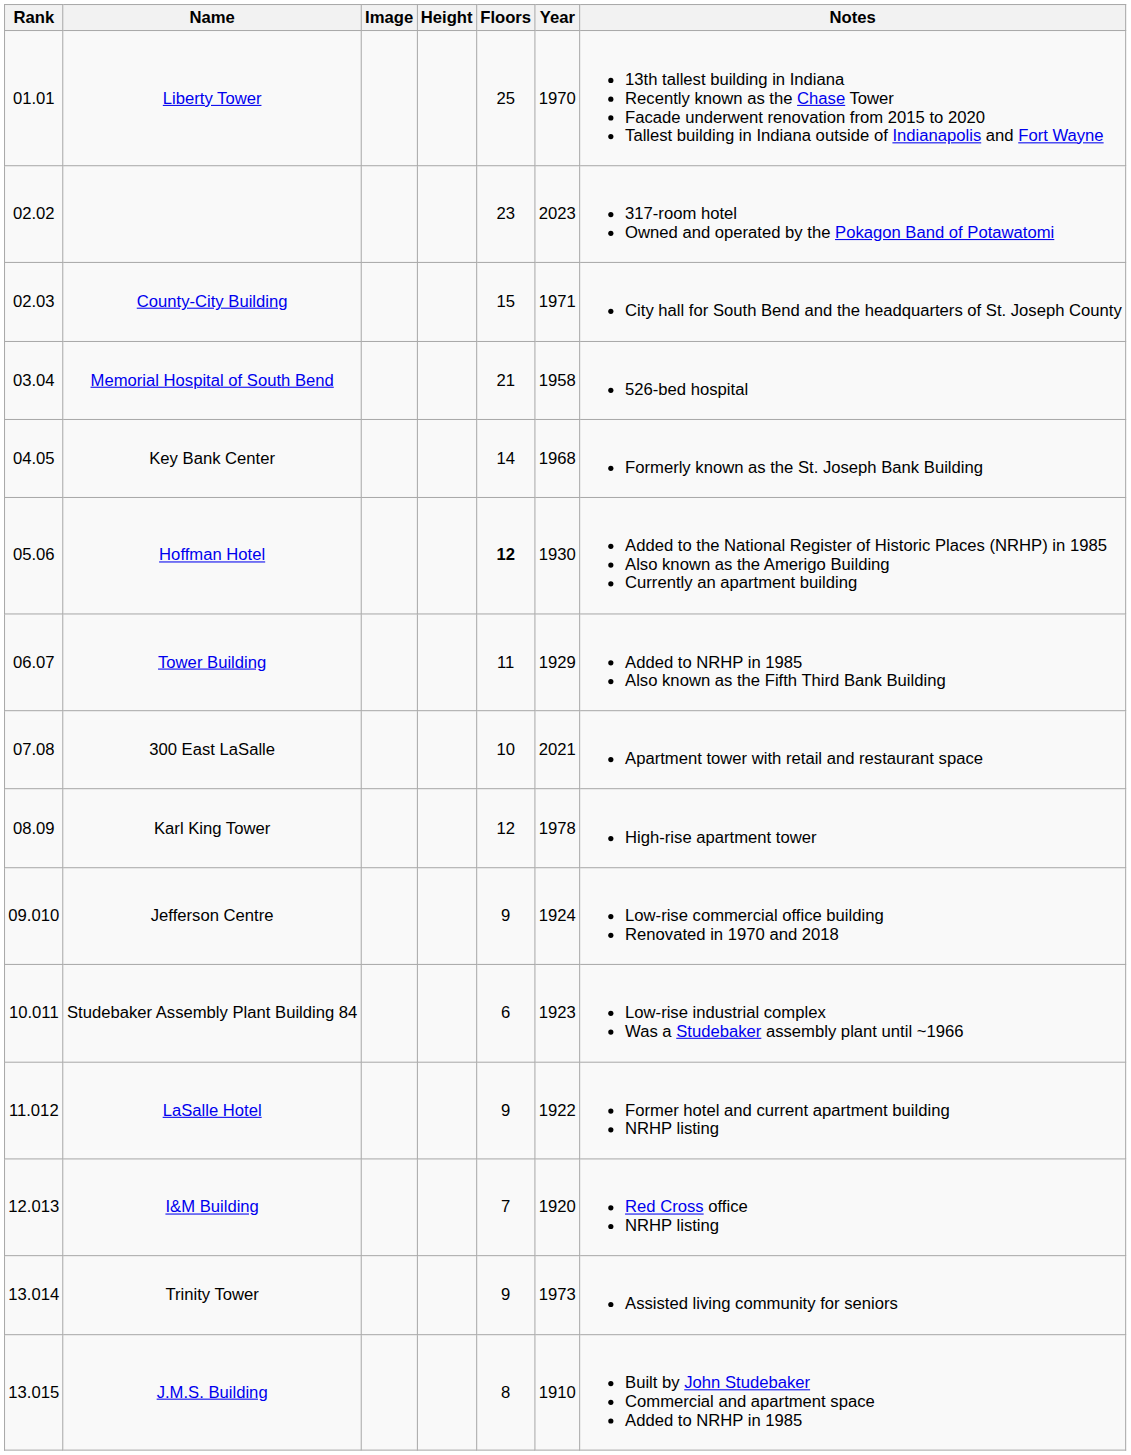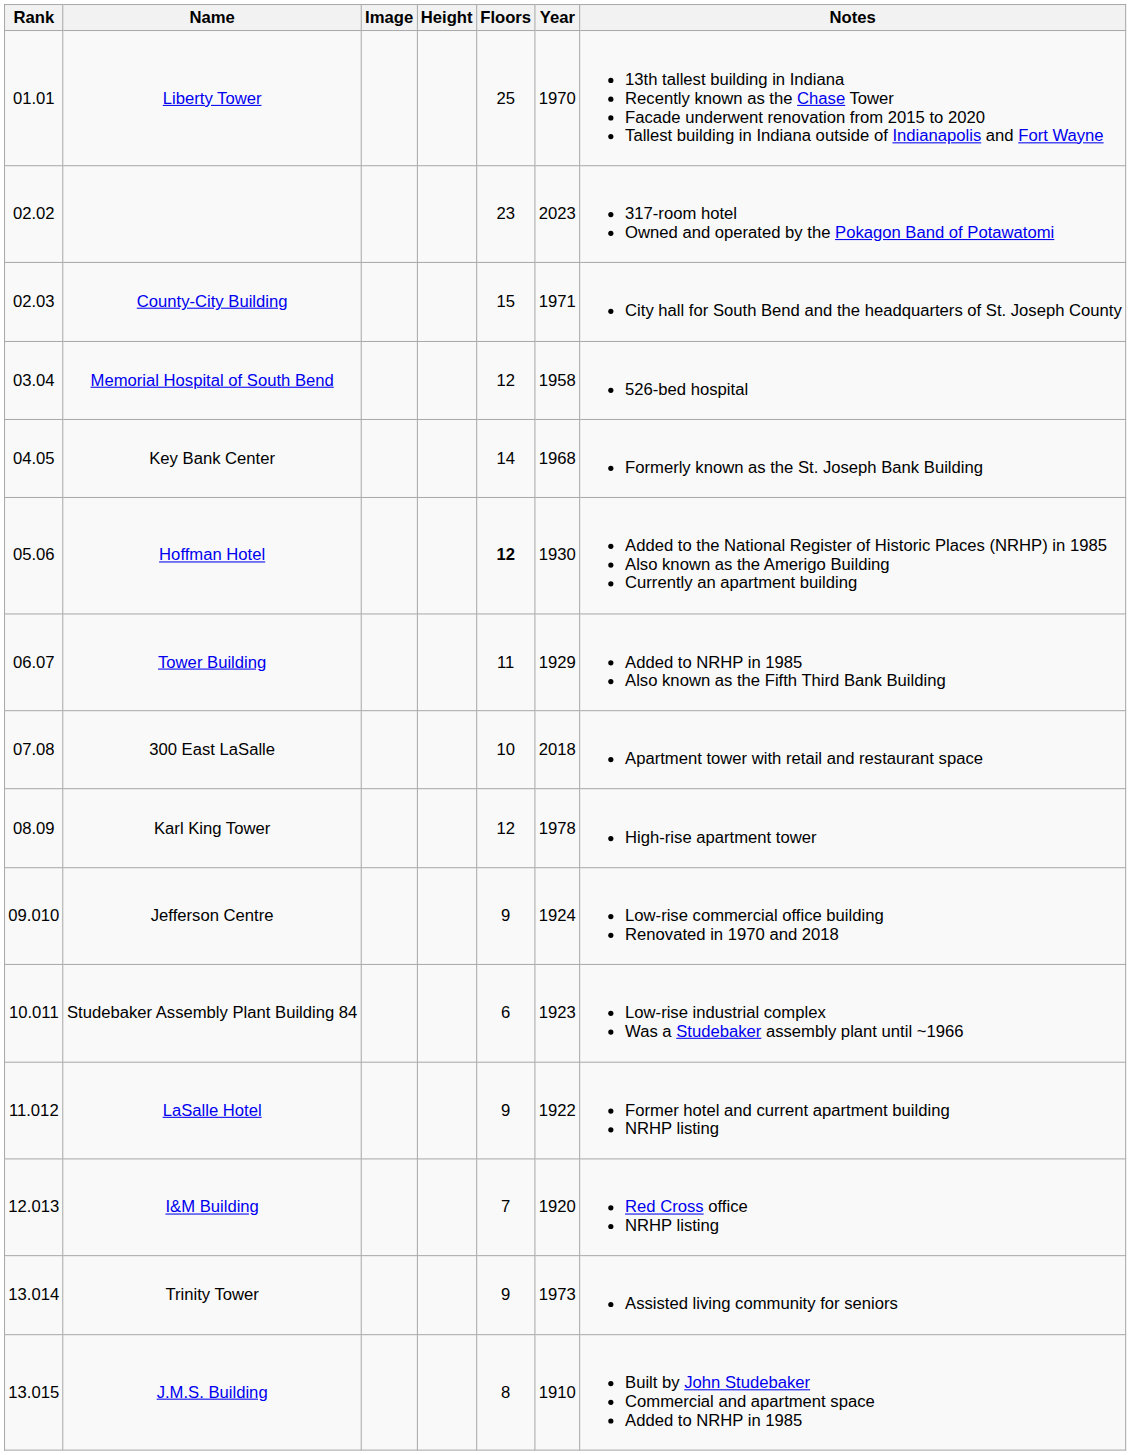(506, 380) 21 -> (506, 380) 12
(557, 749) 2021 -> (557, 749) 2018
